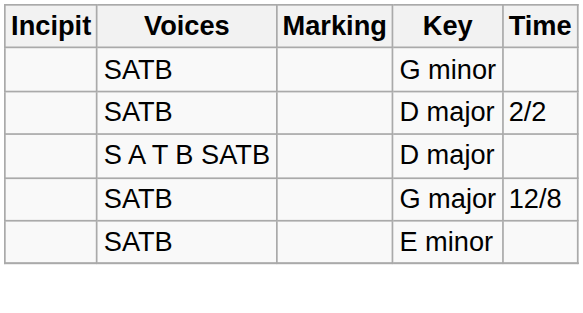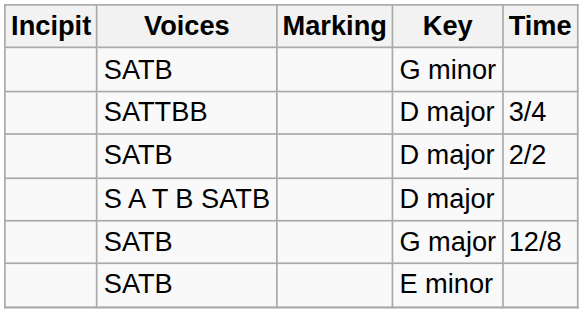+ row: (156, 112)
